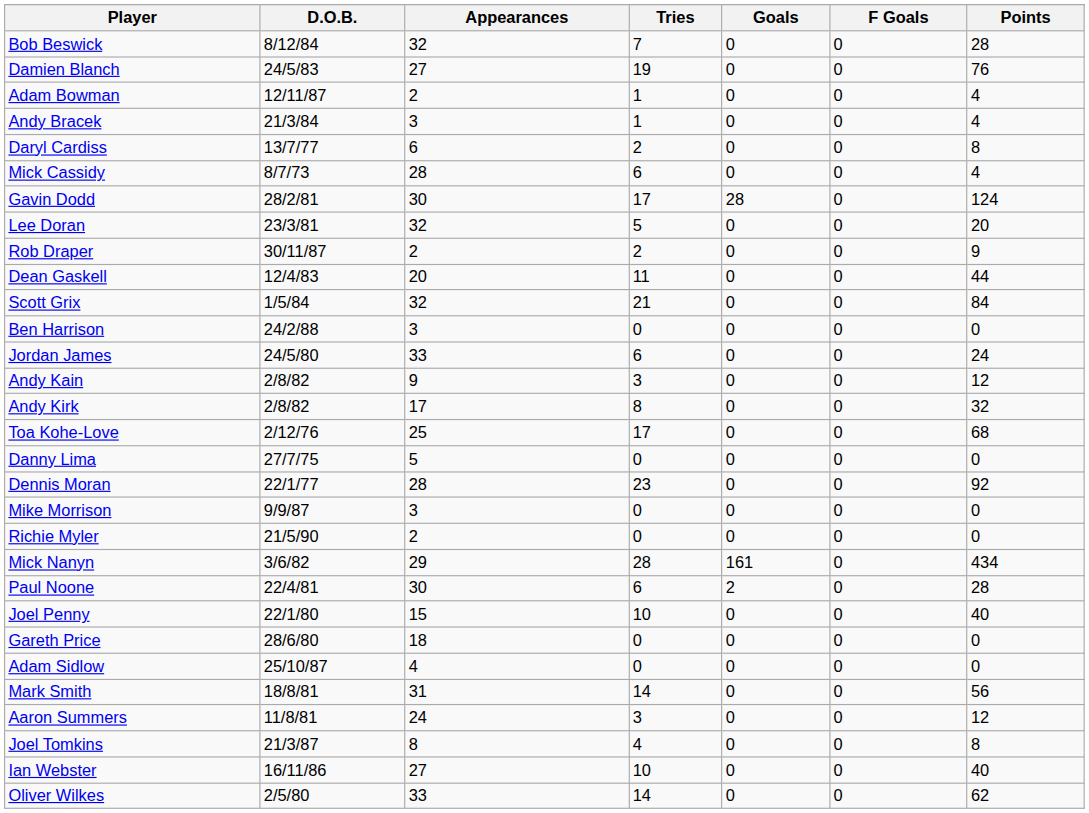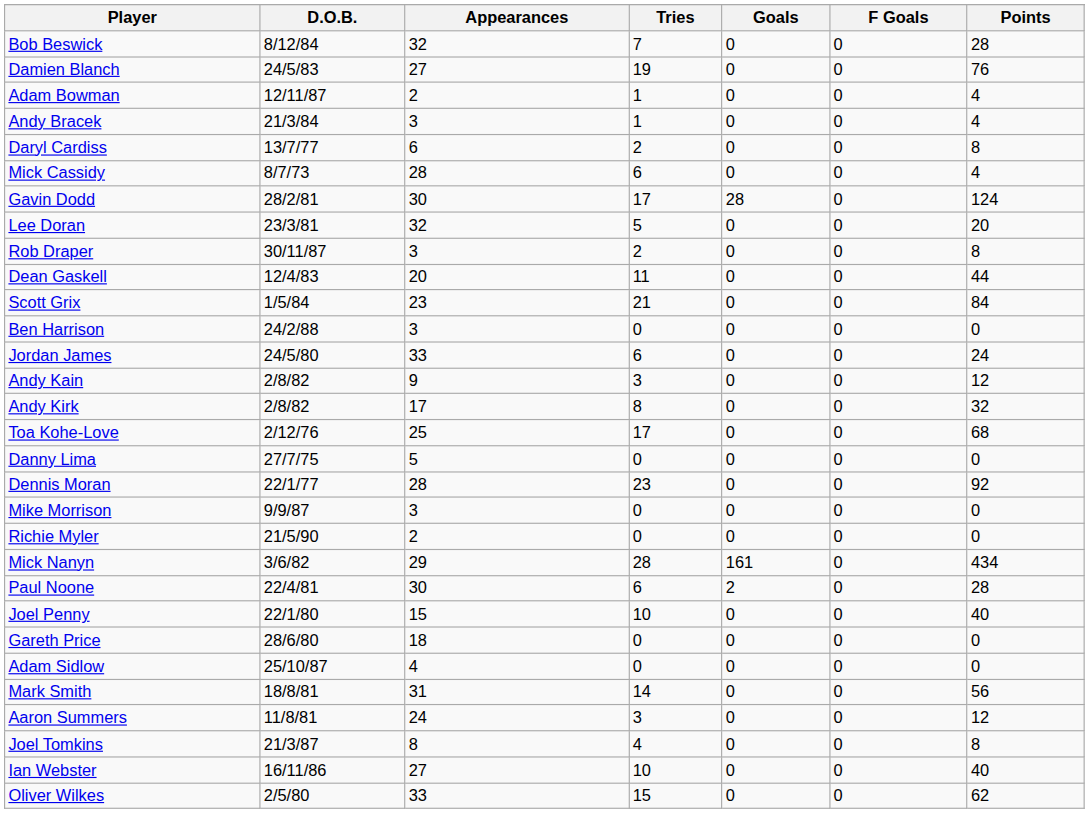(413, 251) 2 -> (413, 251) 3
(976, 251) 9 -> (976, 251) 8
(418, 303) 32 -> (418, 303) 23
(642, 796) 14 -> (642, 796) 15
